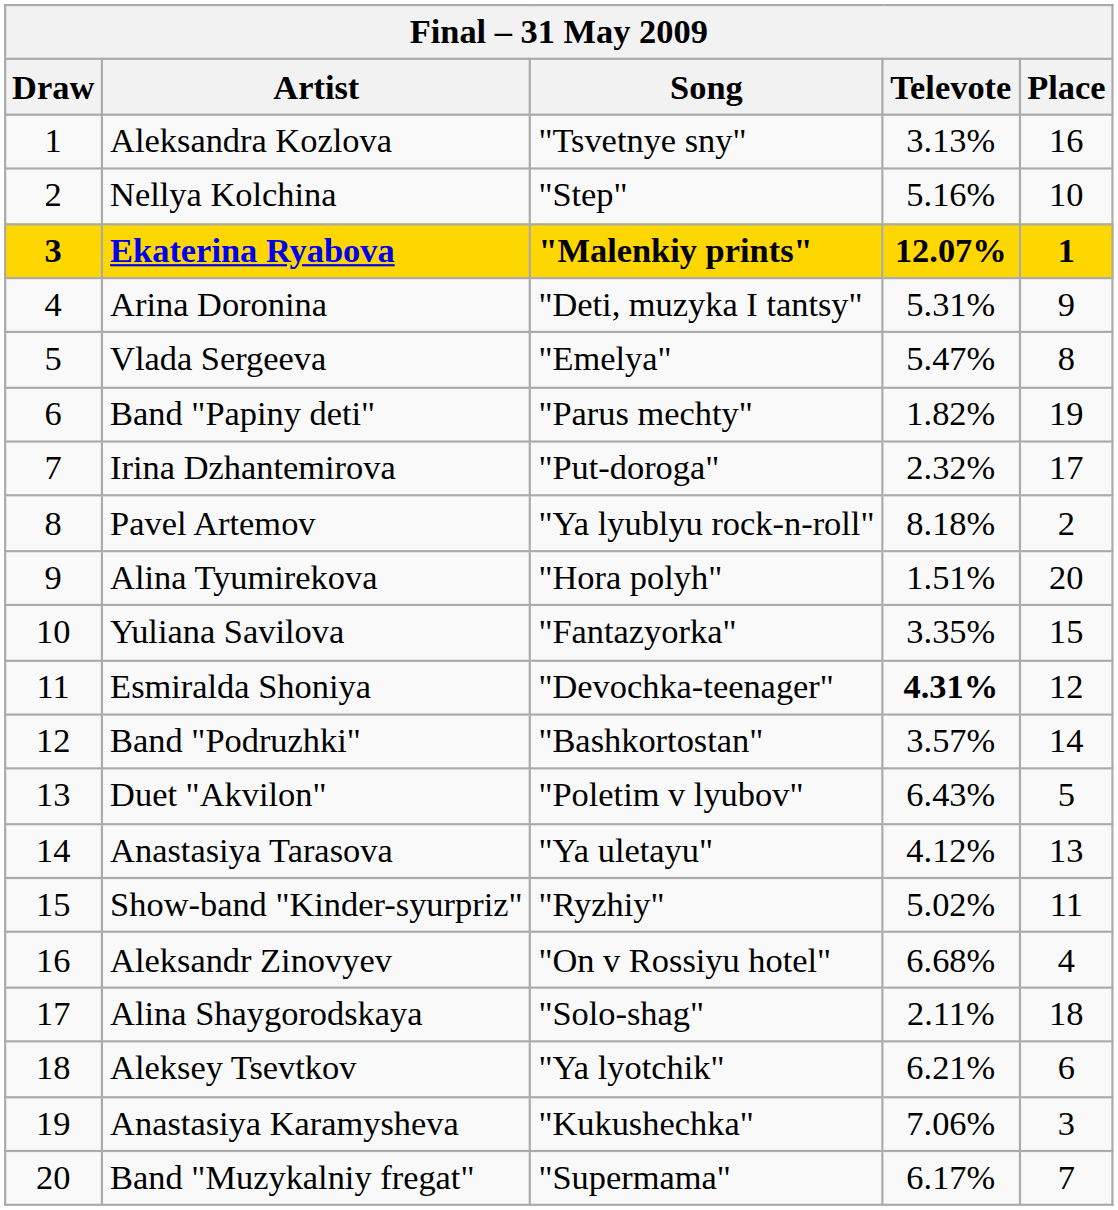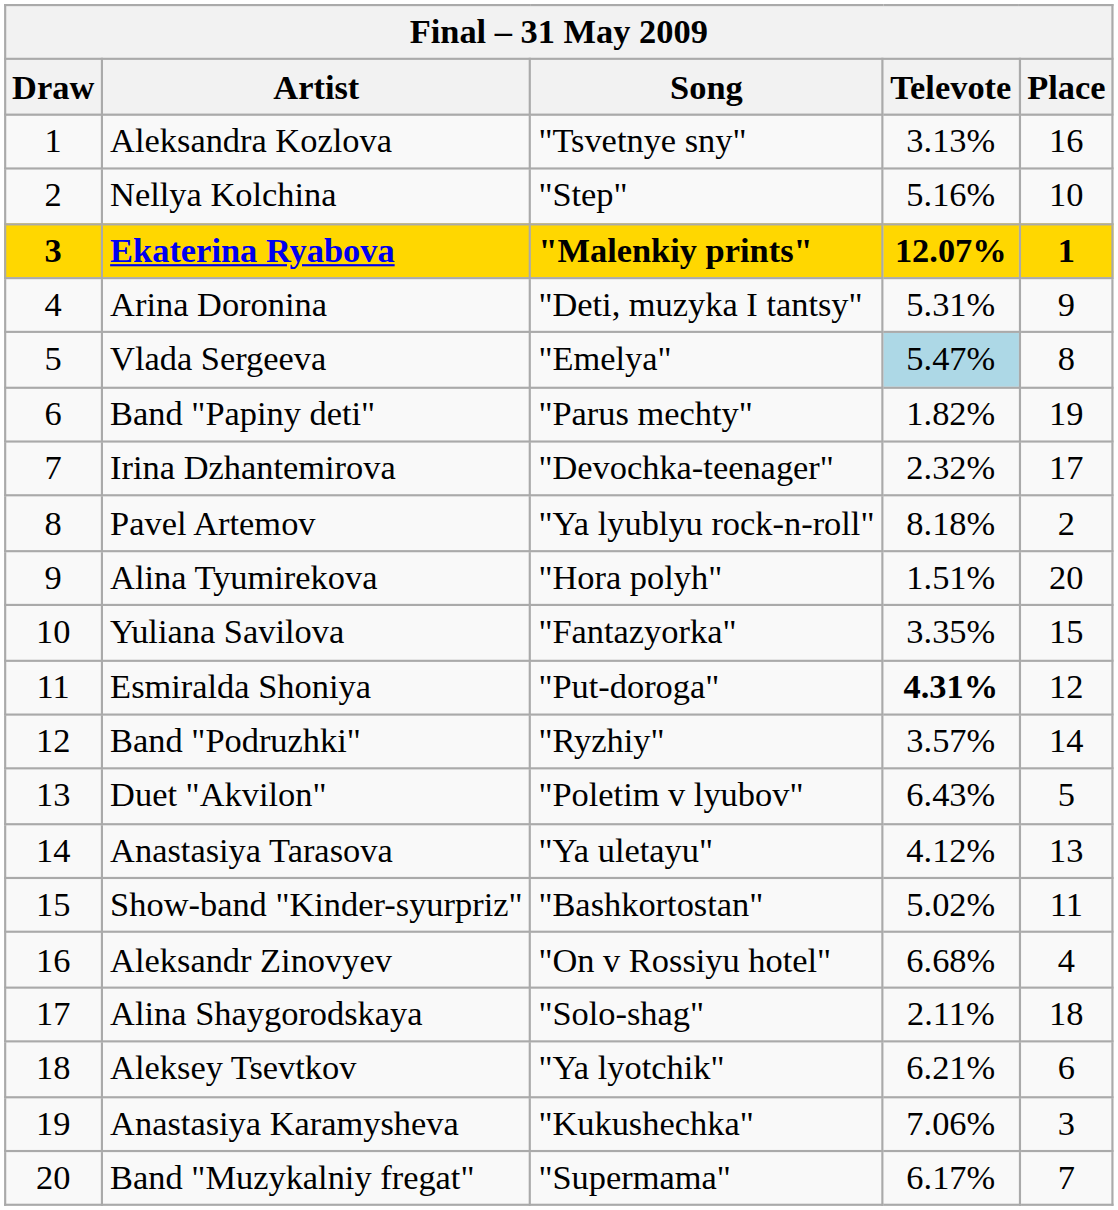(951, 359) no background -> (951, 359) lightblue background
(629, 468) "Put-doroga" -> (686, 468) "Devochka-teenager"
(686, 686) "Devochka-teenager" -> (629, 686) "Put-doroga"
(651, 741) "Bashkortostan" -> (601, 741) "Ryzhiy"
(601, 904) "Ryzhiy" -> (651, 904) "Bashkortostan"
